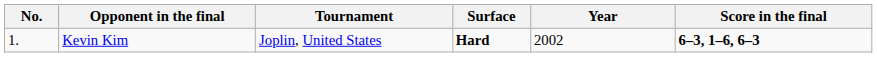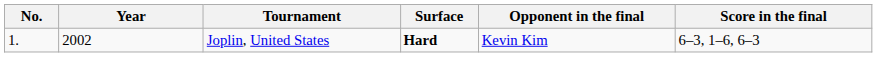columns swapped: (603, 15) <-> (157, 15)
(719, 39) bold -> (719, 39) normal
